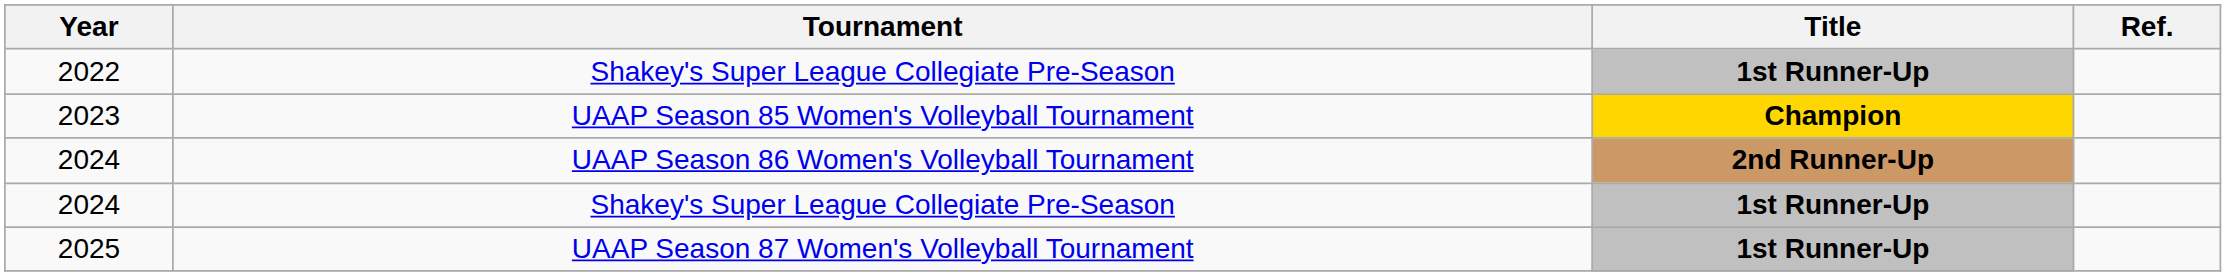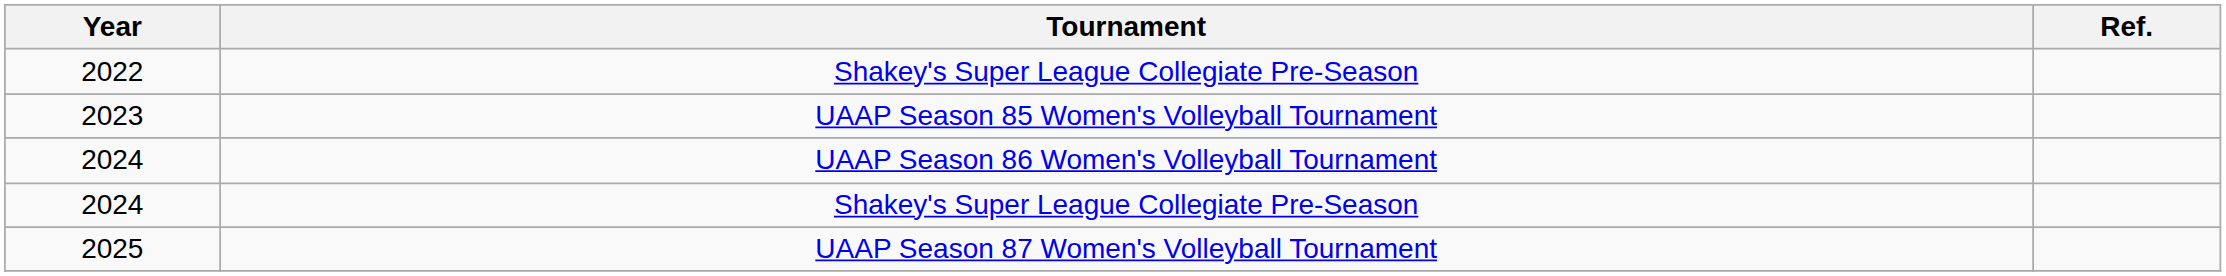- column: (1833, 26)
